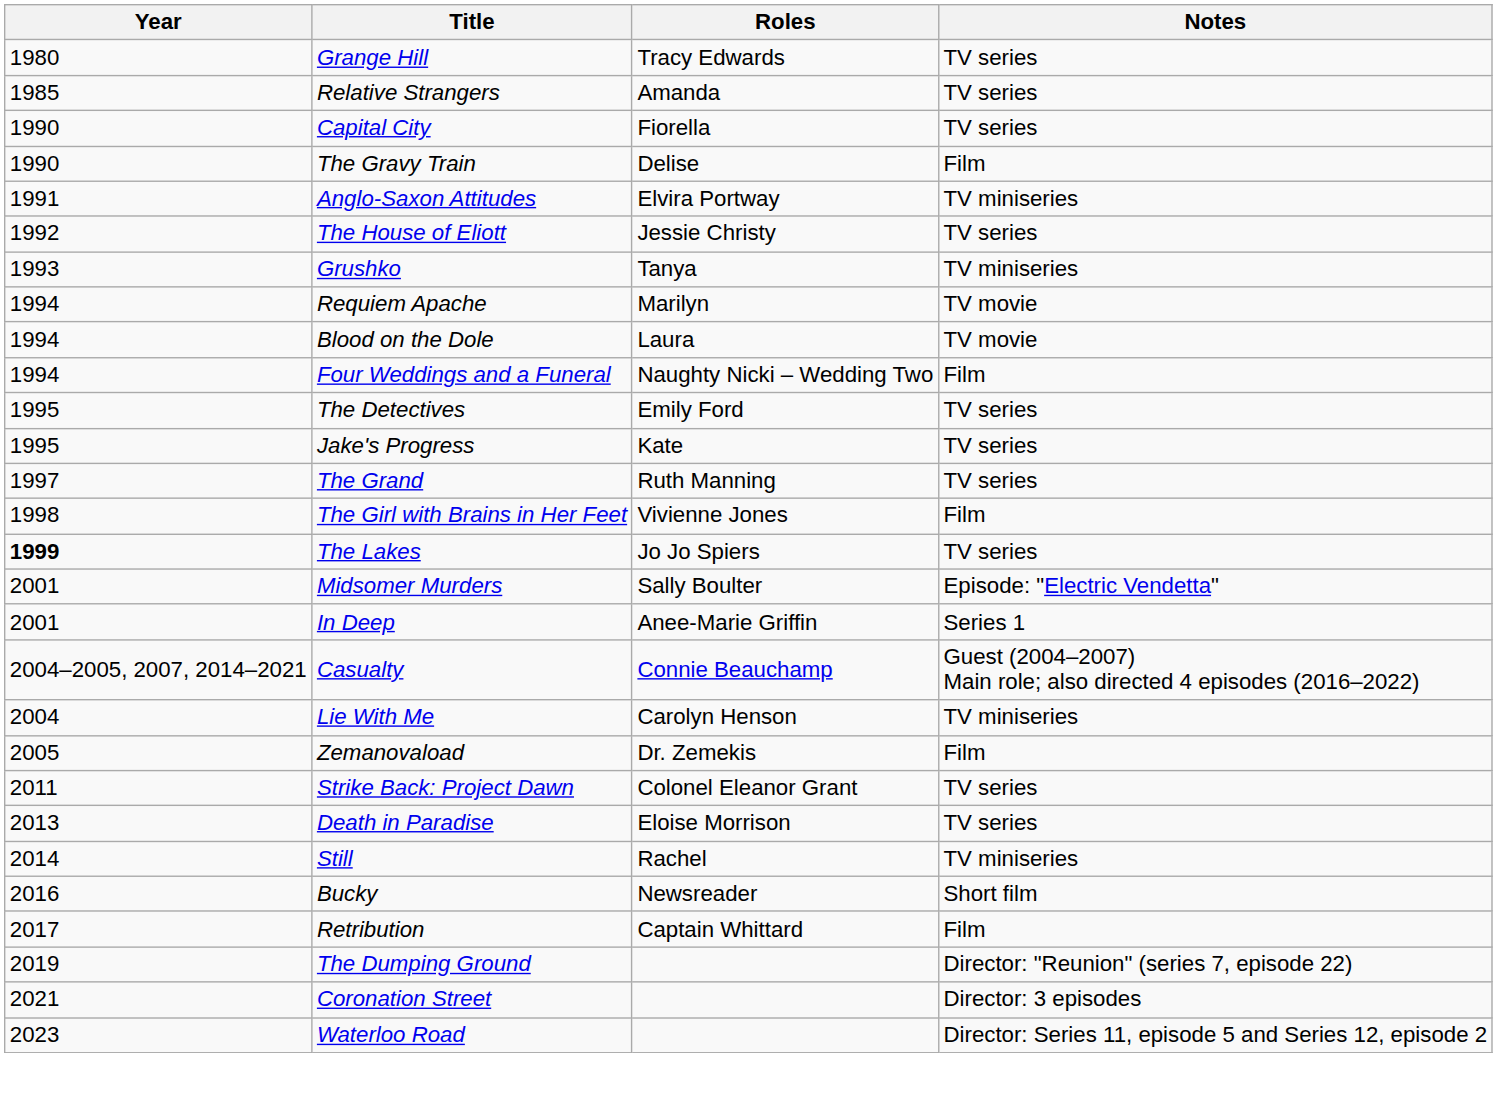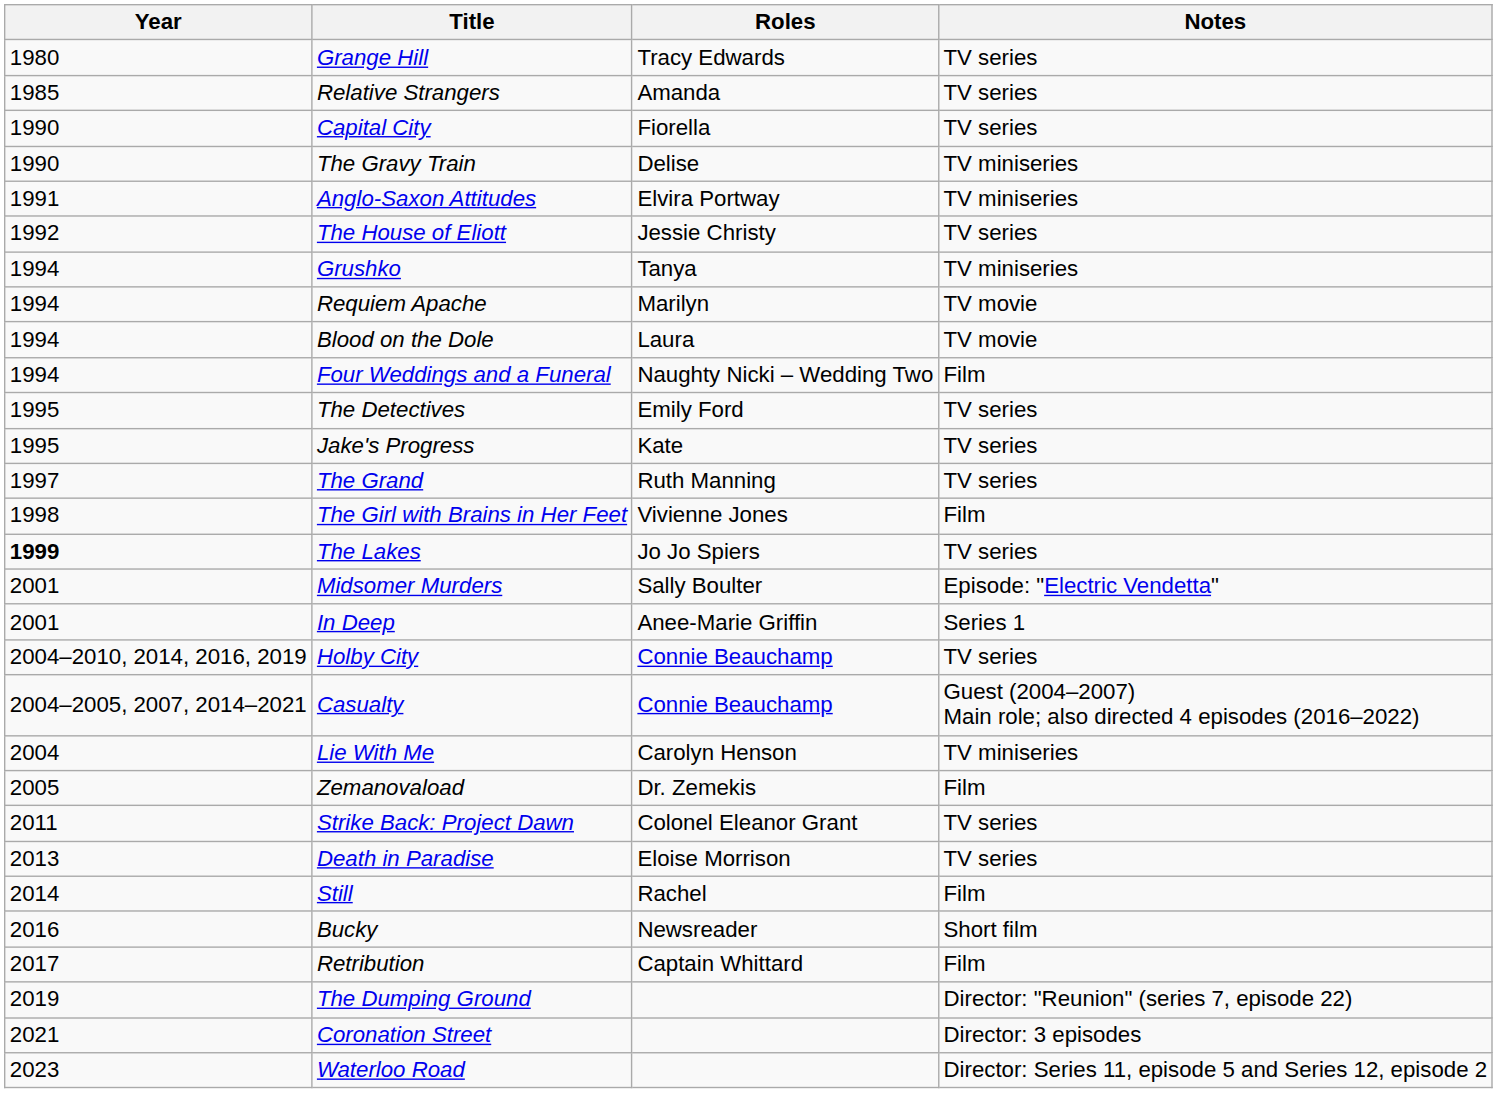(965, 163) Film -> (1011, 163) TV miniseries
(35, 269) 1993 -> (35, 269) 1994
+ row: (368, 657)
(1011, 858) TV miniseries -> (965, 893) Film
